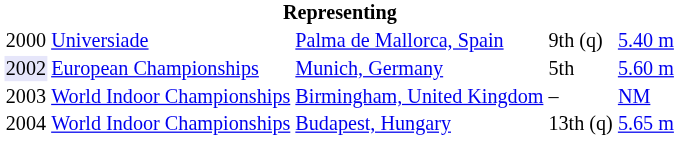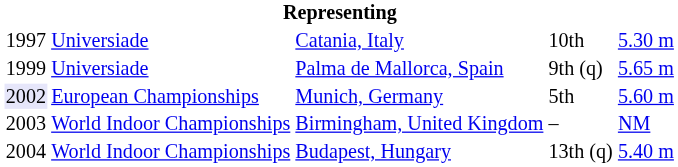+ row: (350, 40)
(26, 40) 2000 -> (26, 68) 1999
(646, 40) 5.40 m -> (646, 68) 5.65 m
(646, 123) 5.65 m -> (646, 151) 5.40 m
